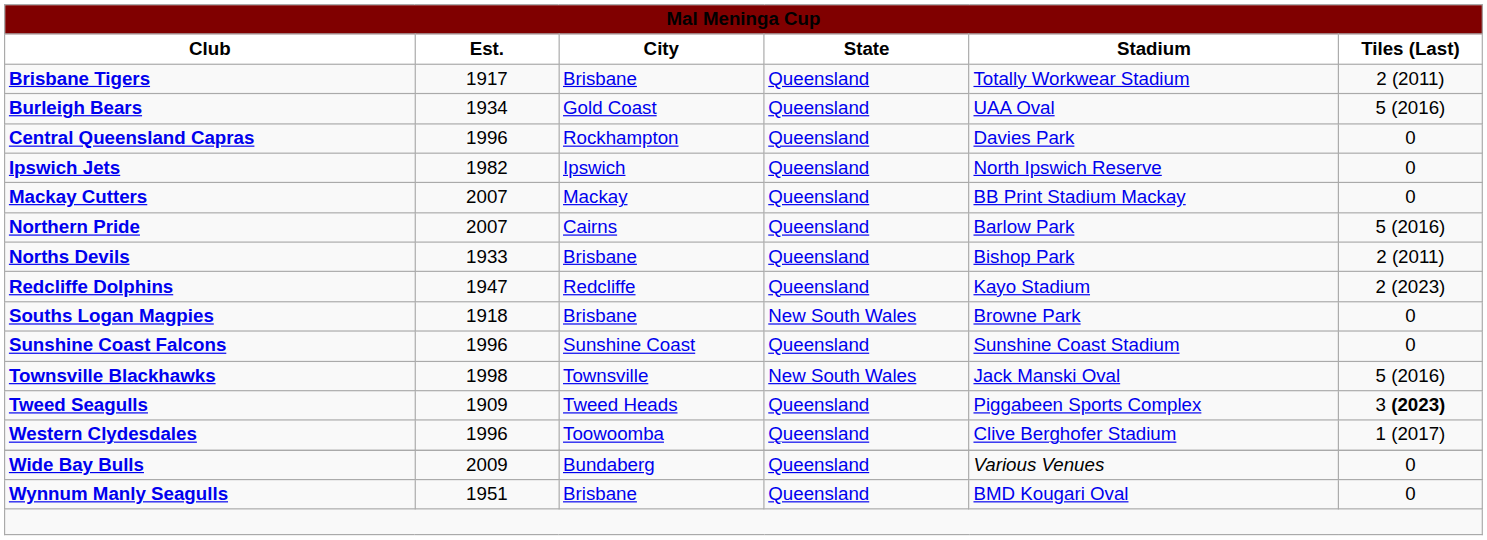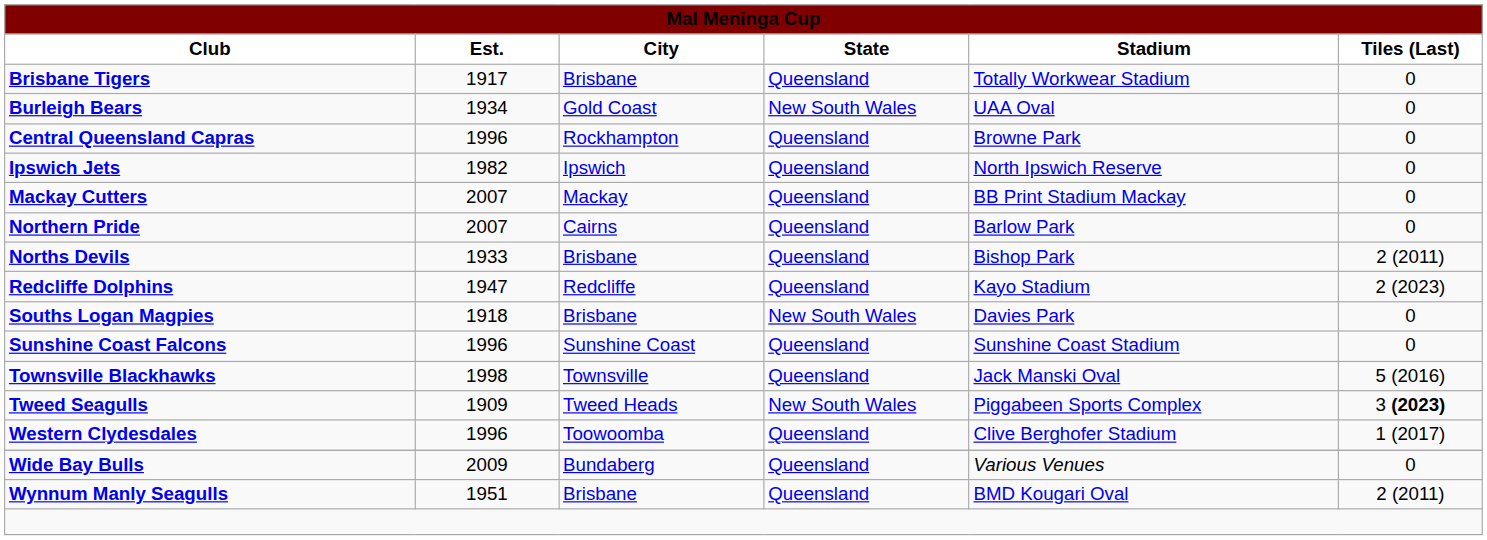(1410, 78) 2 (2011) -> (1410, 78) 0
(819, 108) Queensland -> (842, 108) New South Wales
(1410, 108) 5 (2016) -> (1410, 108) 0
(1024, 138) Davies Park -> (1027, 138) Browne Park
(1410, 227) 5 (2016) -> (1410, 227) 0
(1027, 316) Browne Park -> (1024, 316) Davies Park
(842, 375) New South Wales -> (819, 375) Queensland
(819, 405) Queensland -> (842, 405) New South Wales
(1410, 494) 0 -> (1410, 494) 2 (2011)
